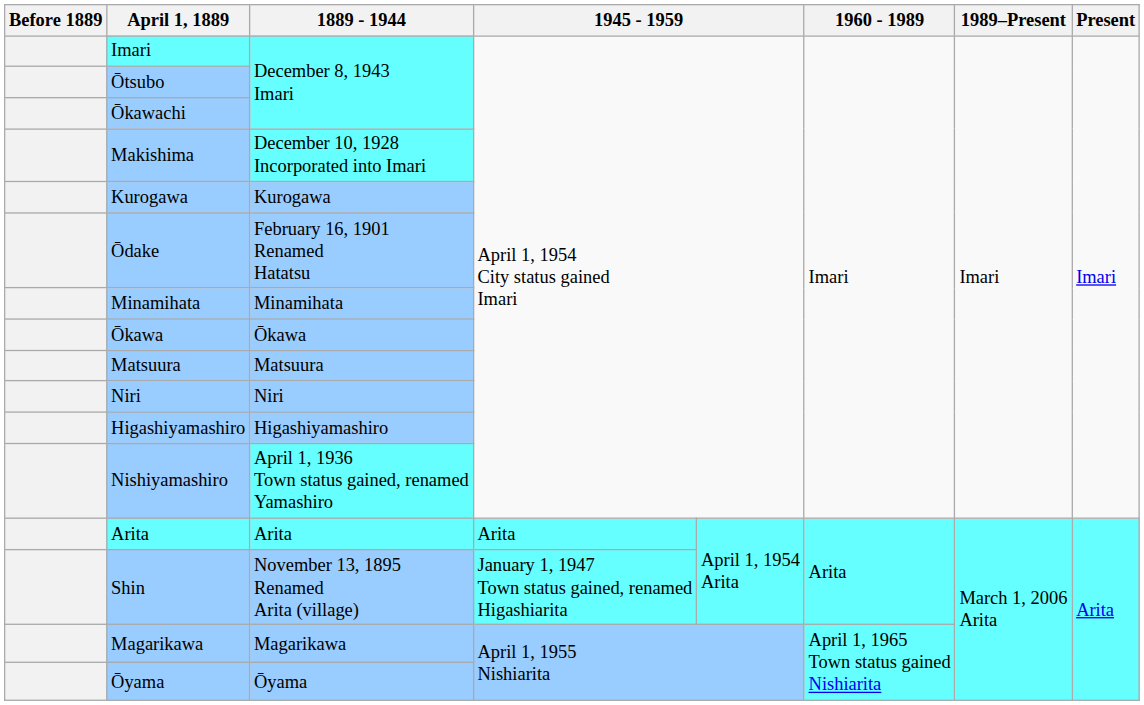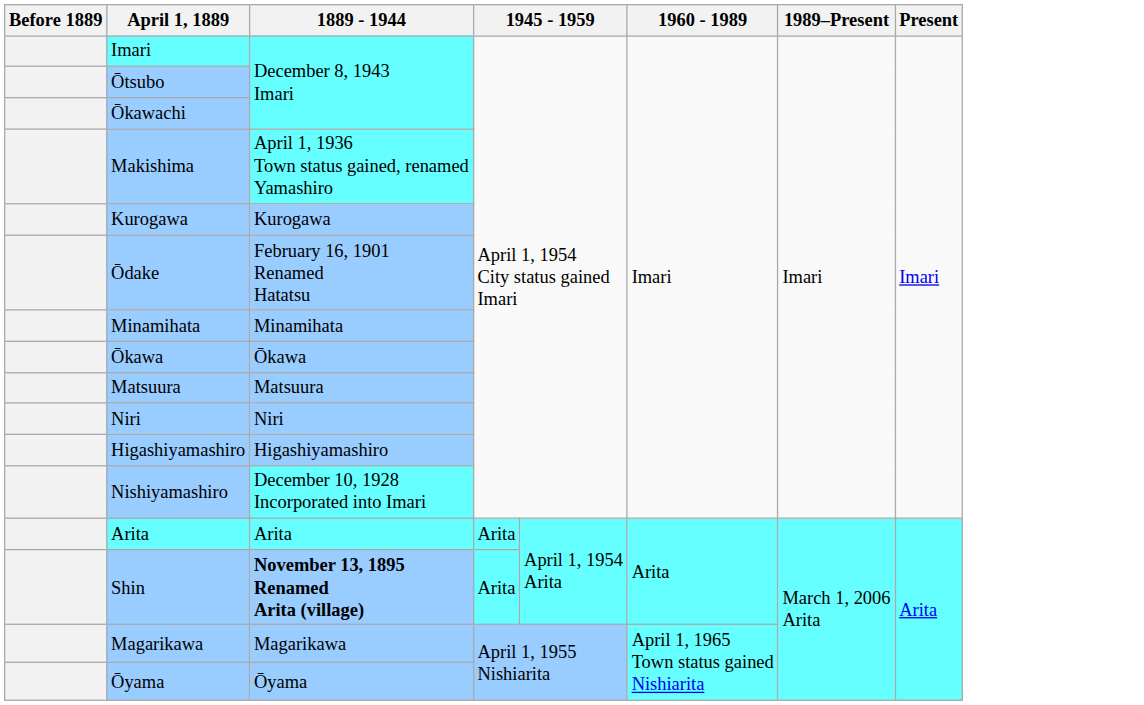(340, 154) December 10, 1928 Incorporated into Imari -> (361, 166) April 1, 1936 Town status gained, renamed Yamashiro
(361, 480) April 1, 1936 Town status gained, renamed Yamashiro -> (340, 491) December 10, 1928 Incorporated into Imari
(327, 586) normal -> (329, 586) bold
(585, 586) January 1, 1947 Town status gained, renamed Higashiarita -> (496, 586) Arita
